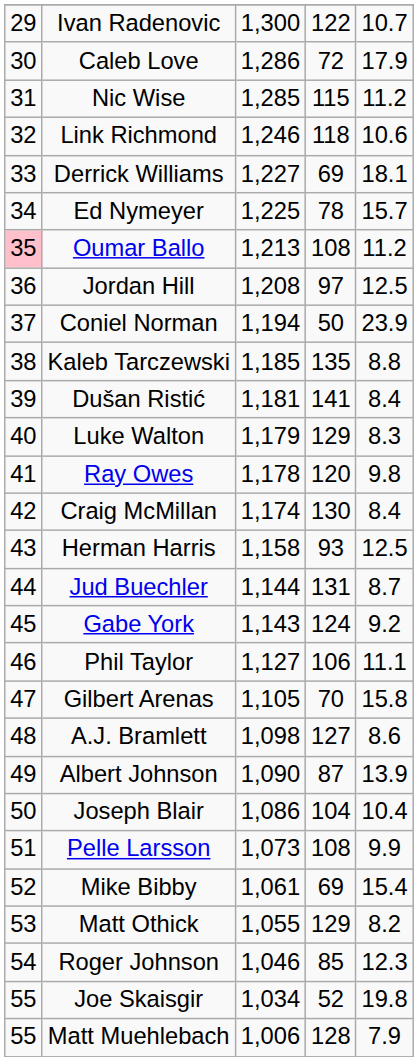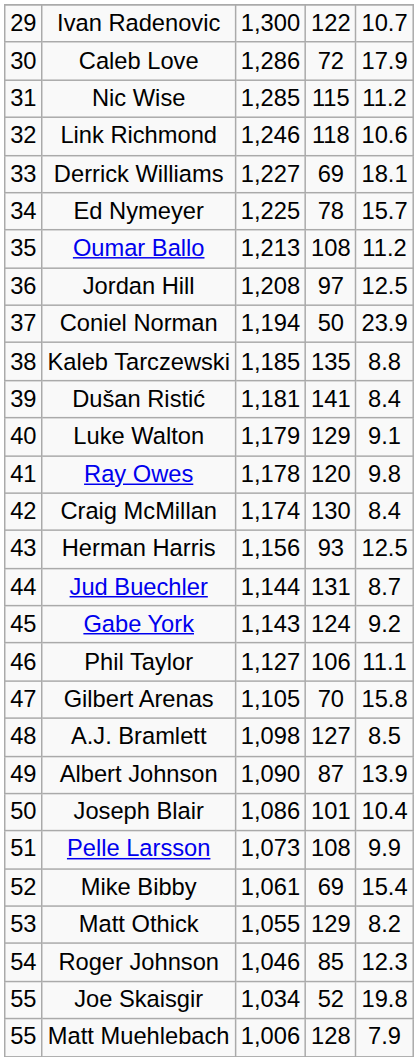(23, 248) pink background -> (23, 248) no background
(385, 436) 8.3 -> (385, 436) 9.1
(271, 549) 1,158 -> (271, 549) 1,156
(385, 736) 8.6 -> (385, 736) 8.5
(331, 811) 104 -> (331, 811) 101
